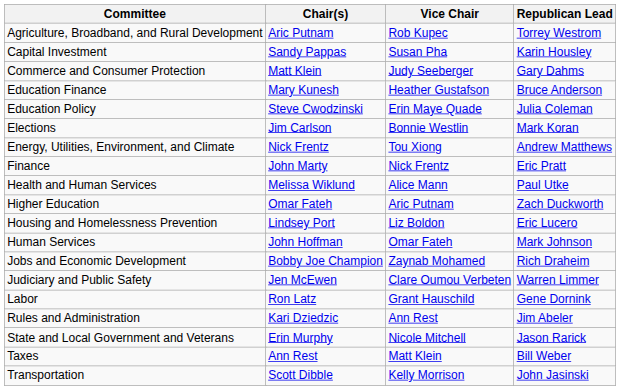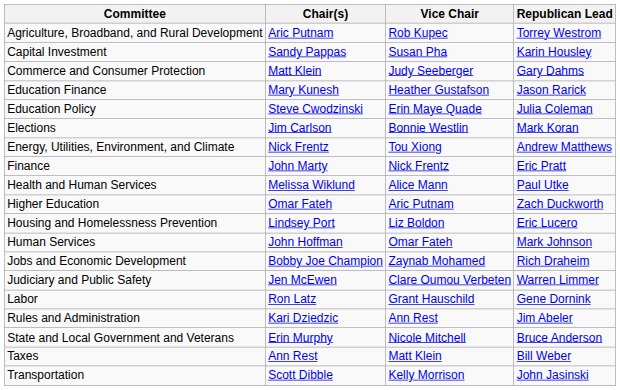(559, 90) Bruce Anderson -> (551, 90) Jason Rarick
(551, 337) Jason Rarick -> (559, 337) Bruce Anderson
